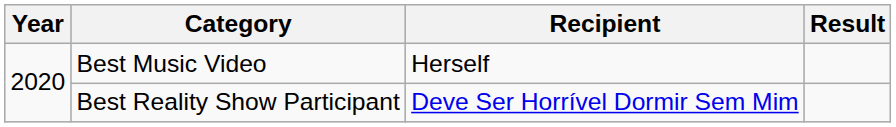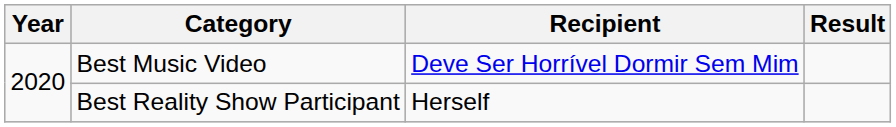(450, 63) Herself -> (605, 63) Deve Ser Horrível Dormir Sem Mim
(605, 102) Deve Ser Horrível Dormir Sem Mim -> (450, 102) Herself
